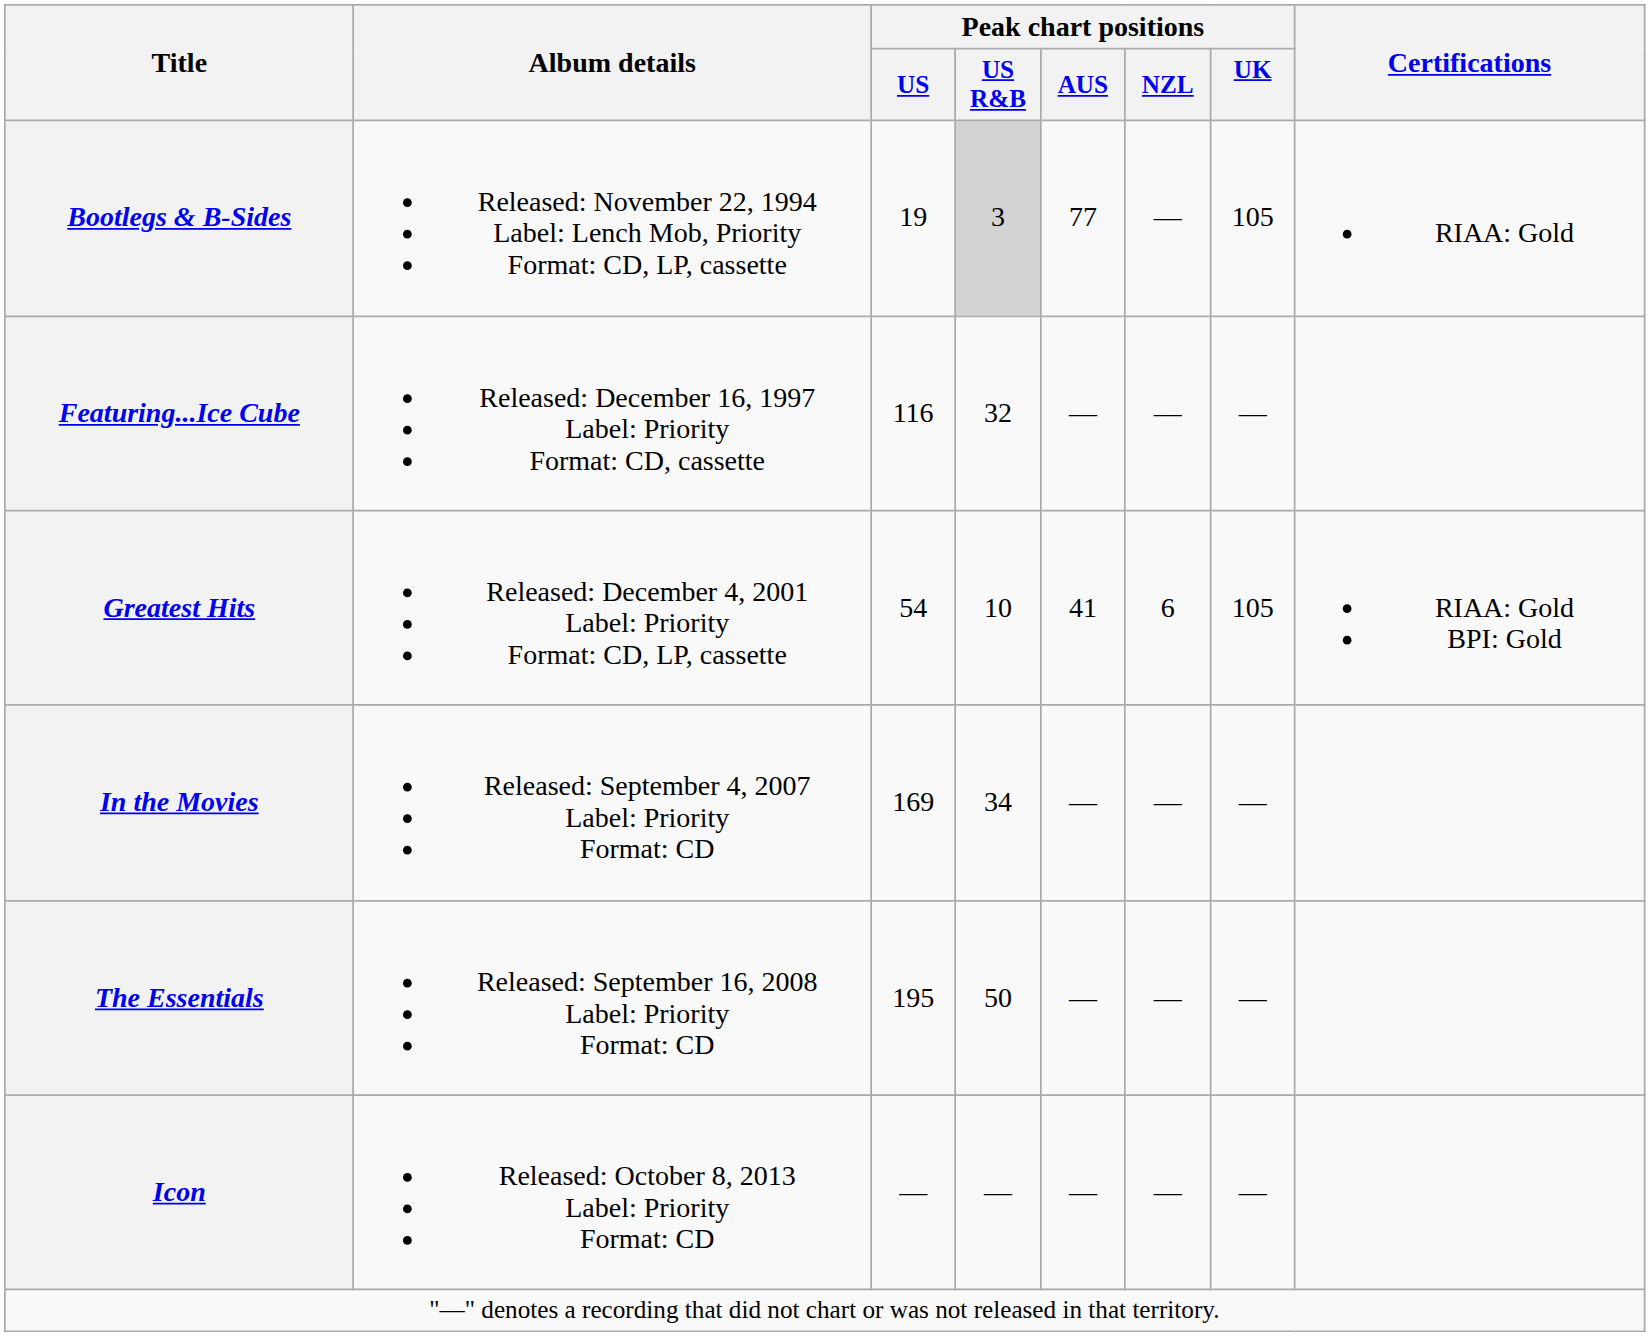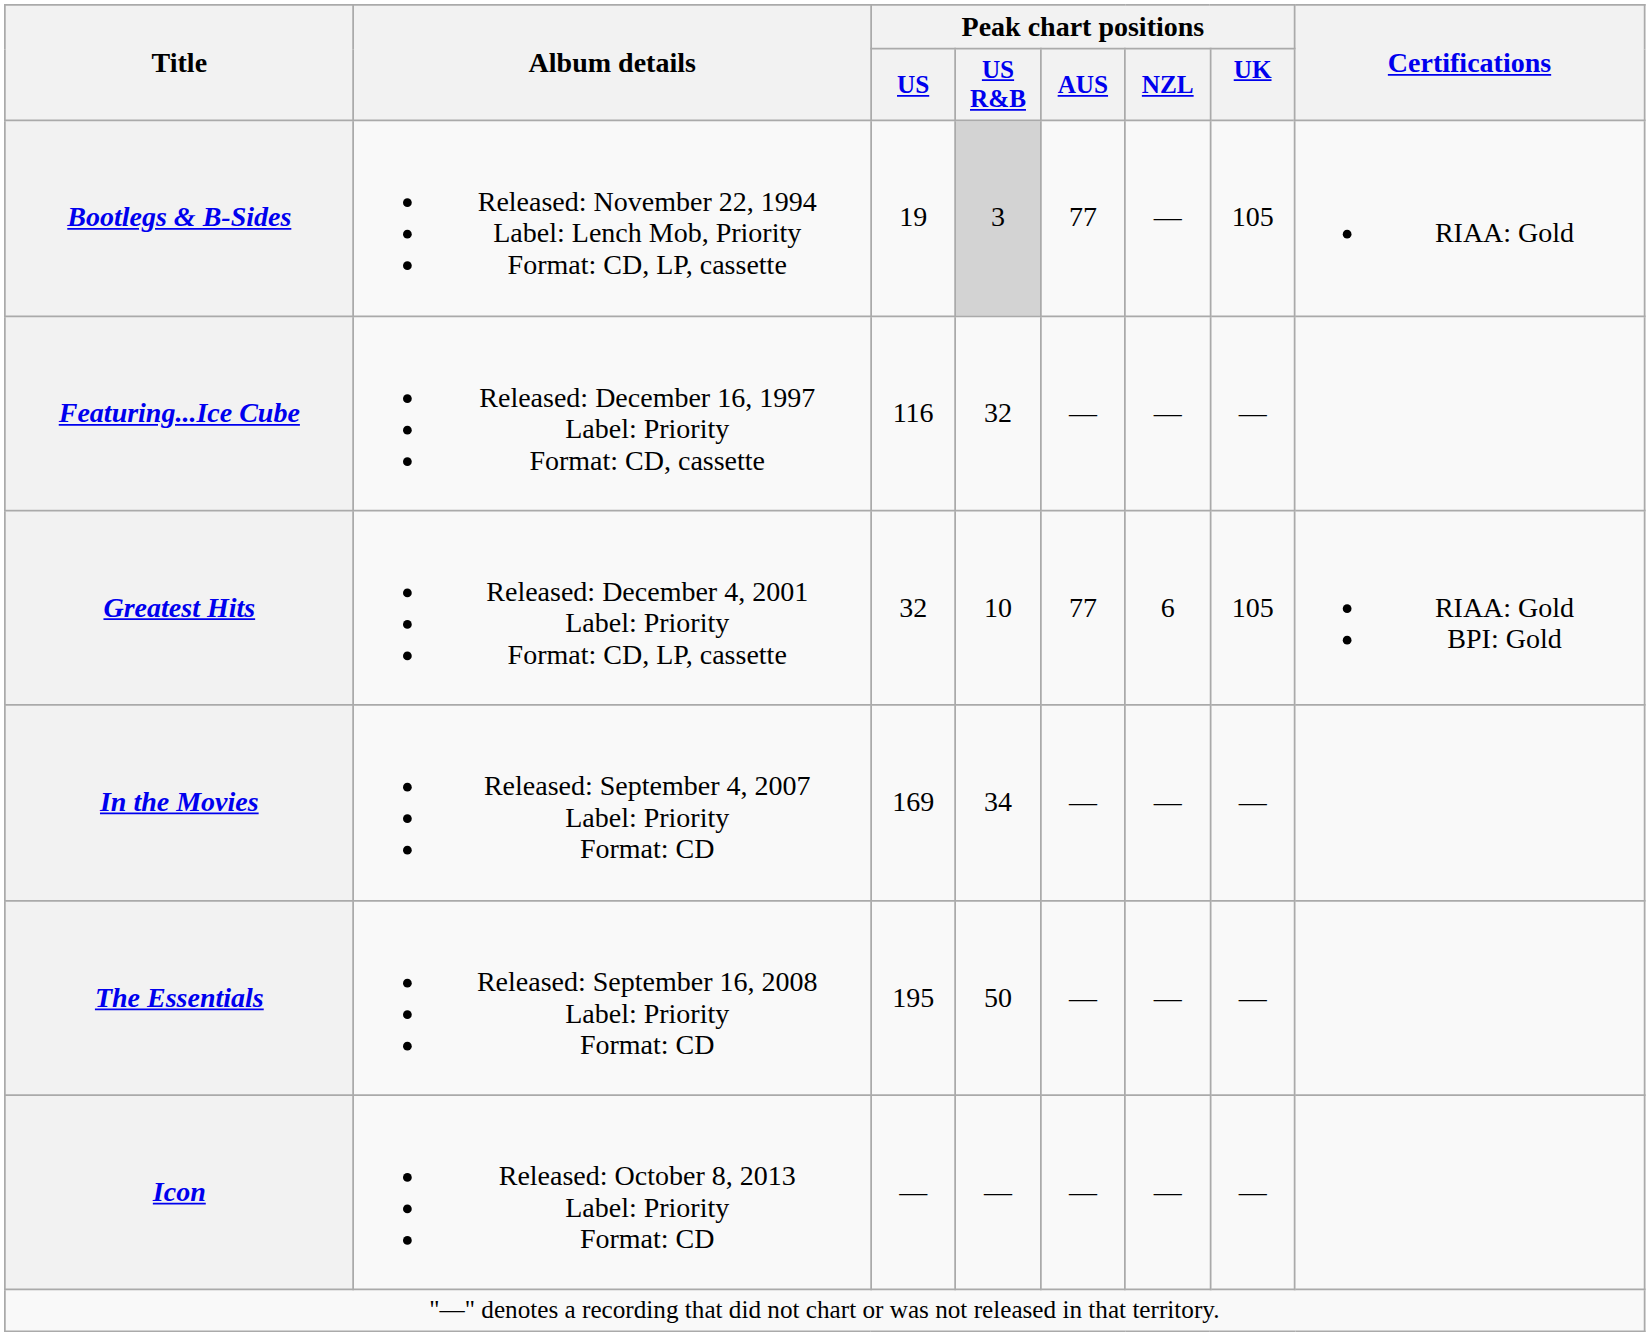(913, 607) 54 -> (913, 607) 32
(1083, 607) 41 -> (1083, 607) 77
